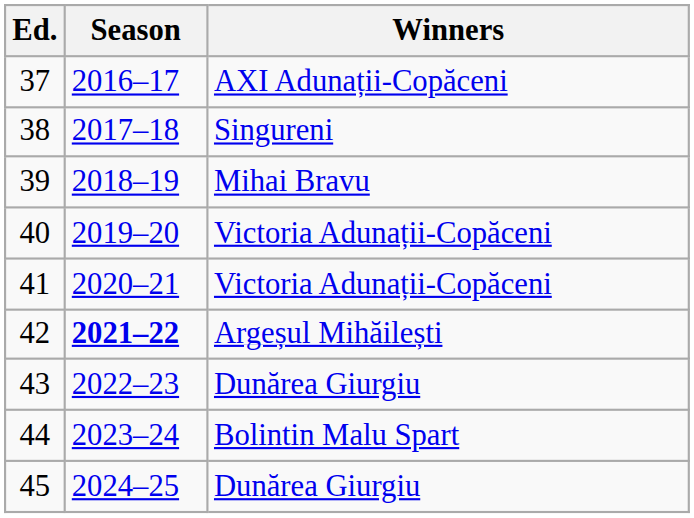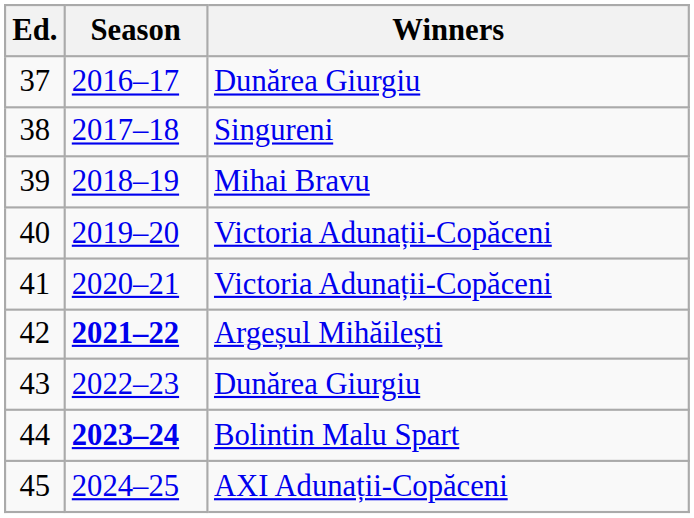(361, 80) AXI Adunații-Copăceni -> (317, 80) Dunărea Giurgiu
(125, 434) normal -> (125, 434) bold
(317, 485) Dunărea Giurgiu -> (361, 485) AXI Adunații-Copăceni
